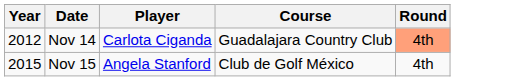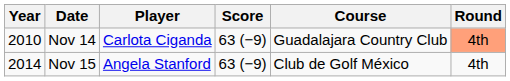+ column: (243, 16)
(25, 40) 2012 -> (25, 40) 2010
(25, 64) 2015 -> (25, 64) 2014
